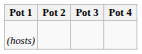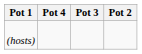columns swapped: (54, 12) <-> (120, 12)
